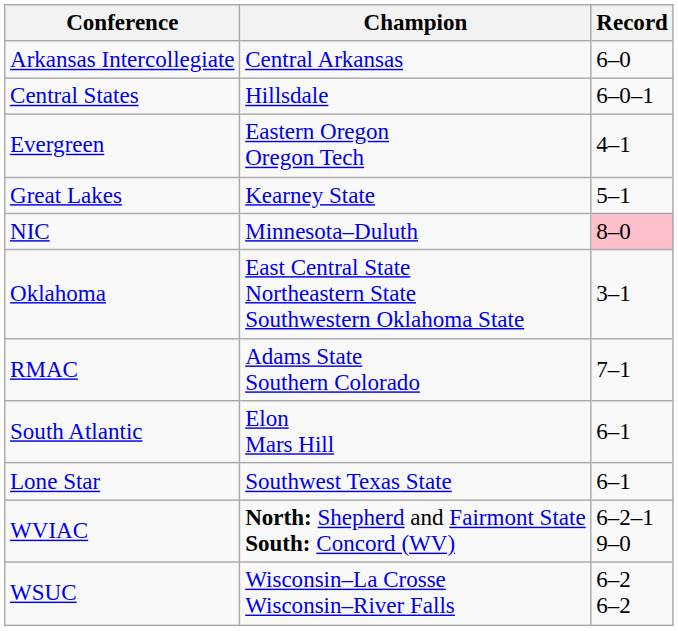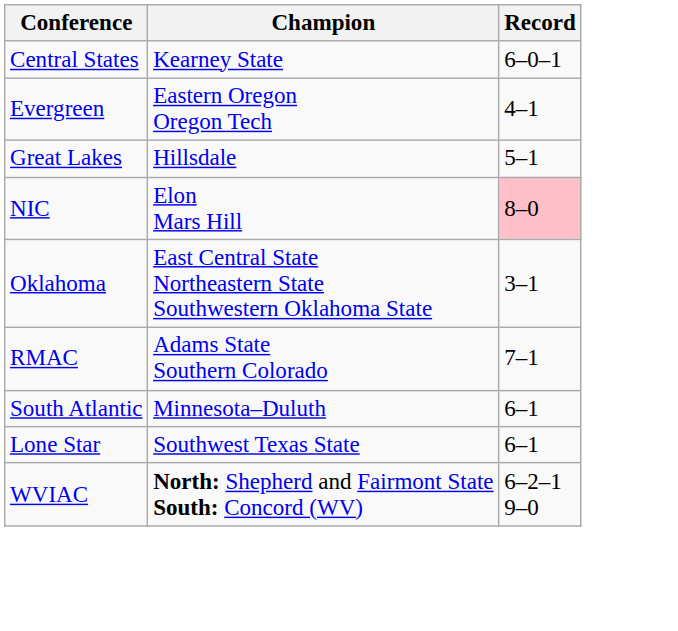- row: (122, 59)
(287, 95) Hillsdale -> (218, 59) Kearney State
(310, 194) Kearney State -> (195, 158) Hillsdale
(332, 231) Minnesota–Duluth -> (198, 207) Elon Mars Hill
(290, 431) Elon Mars Hill -> (240, 408) Minnesota–Duluth
- row: (43, 593)
